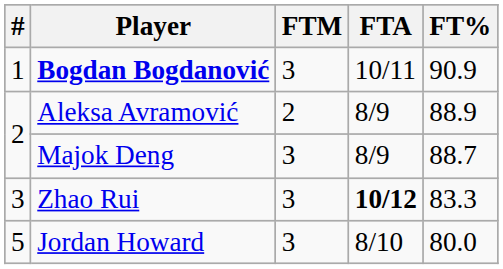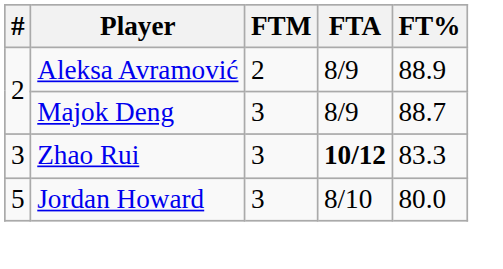- row: (153, 69)
